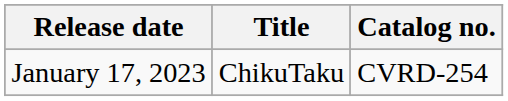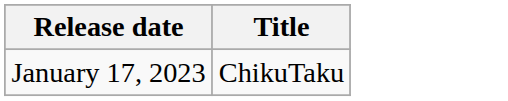- column: (426, 26)
